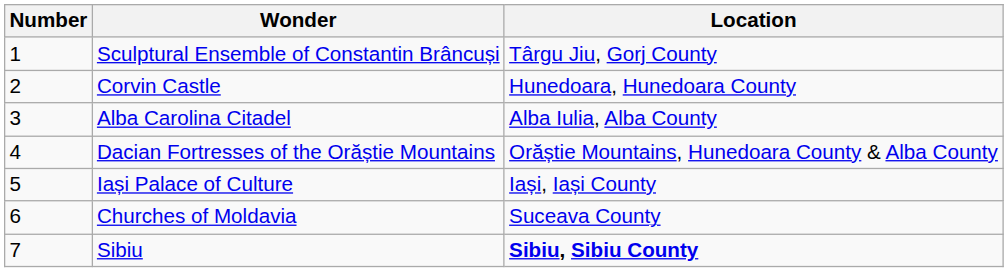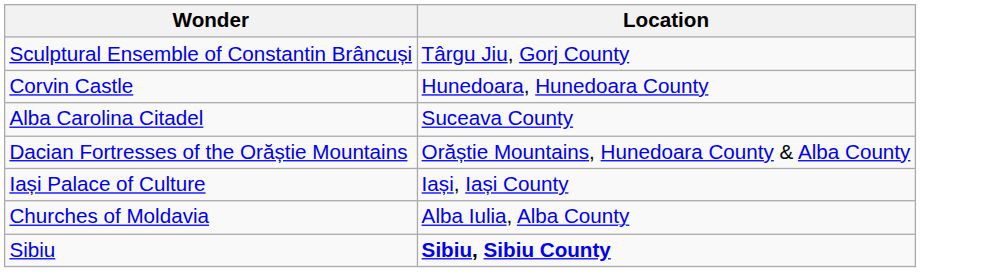- column: (48, 20)
(613, 119) Alba Iulia, Alba County -> (497, 119) Suceava County
(585, 217) Suceava County -> (525, 217) Alba Iulia, Alba County
